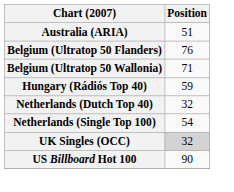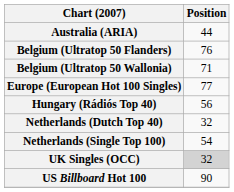(187, 31) 51 -> (206, 31) 44
+ row: (94, 86)
(187, 86) 59 -> (206, 104) 56
